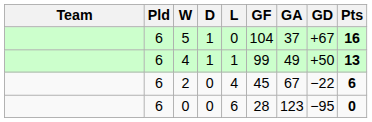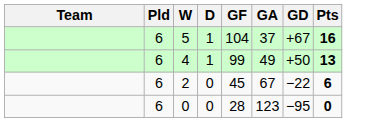- column: (234, 15)
